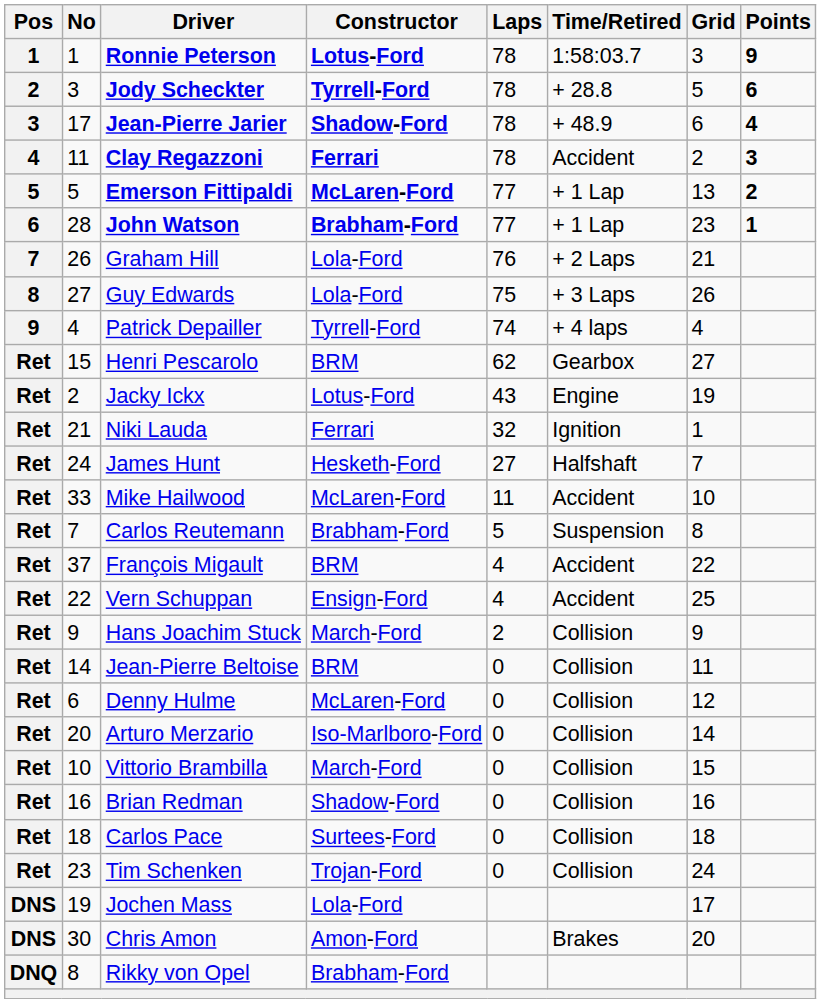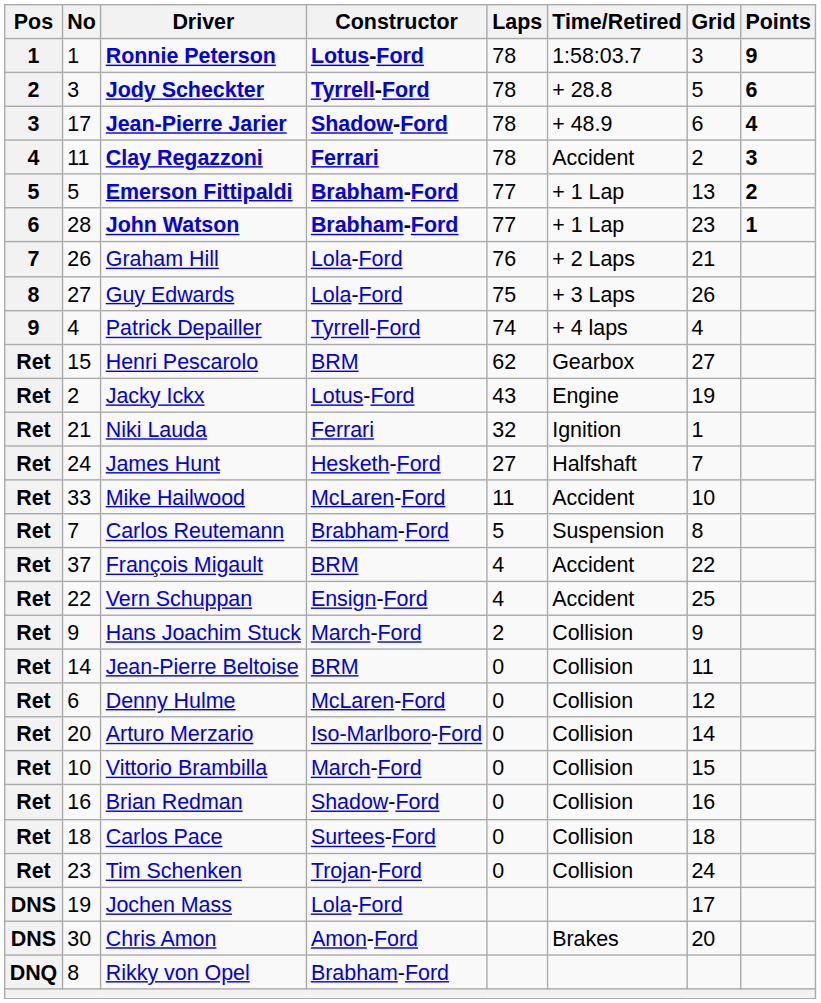(382, 191) McLaren-Ford -> (385, 191) Brabham-Ford
